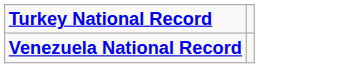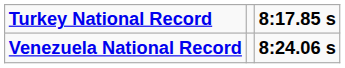+ column: (297, 18)
